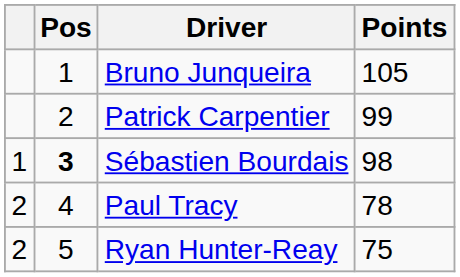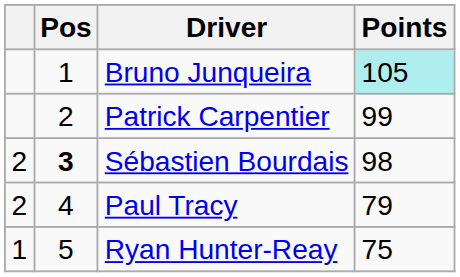(385, 72) no background -> (385, 72) paleturquoise background
(19, 161) 1 -> (19, 161) 2
(377, 205) 78 -> (377, 205) 79
(19, 250) 2 -> (19, 250) 1
